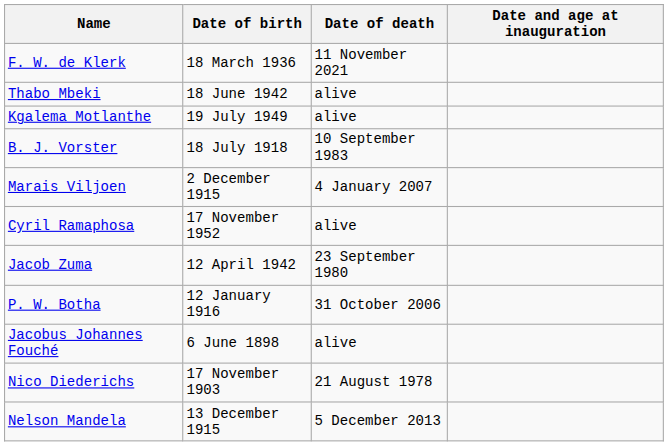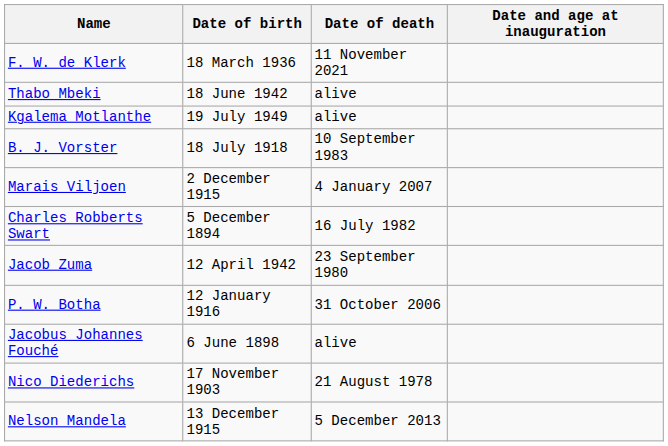- row: (71, 226)
+ row: (75, 226)
